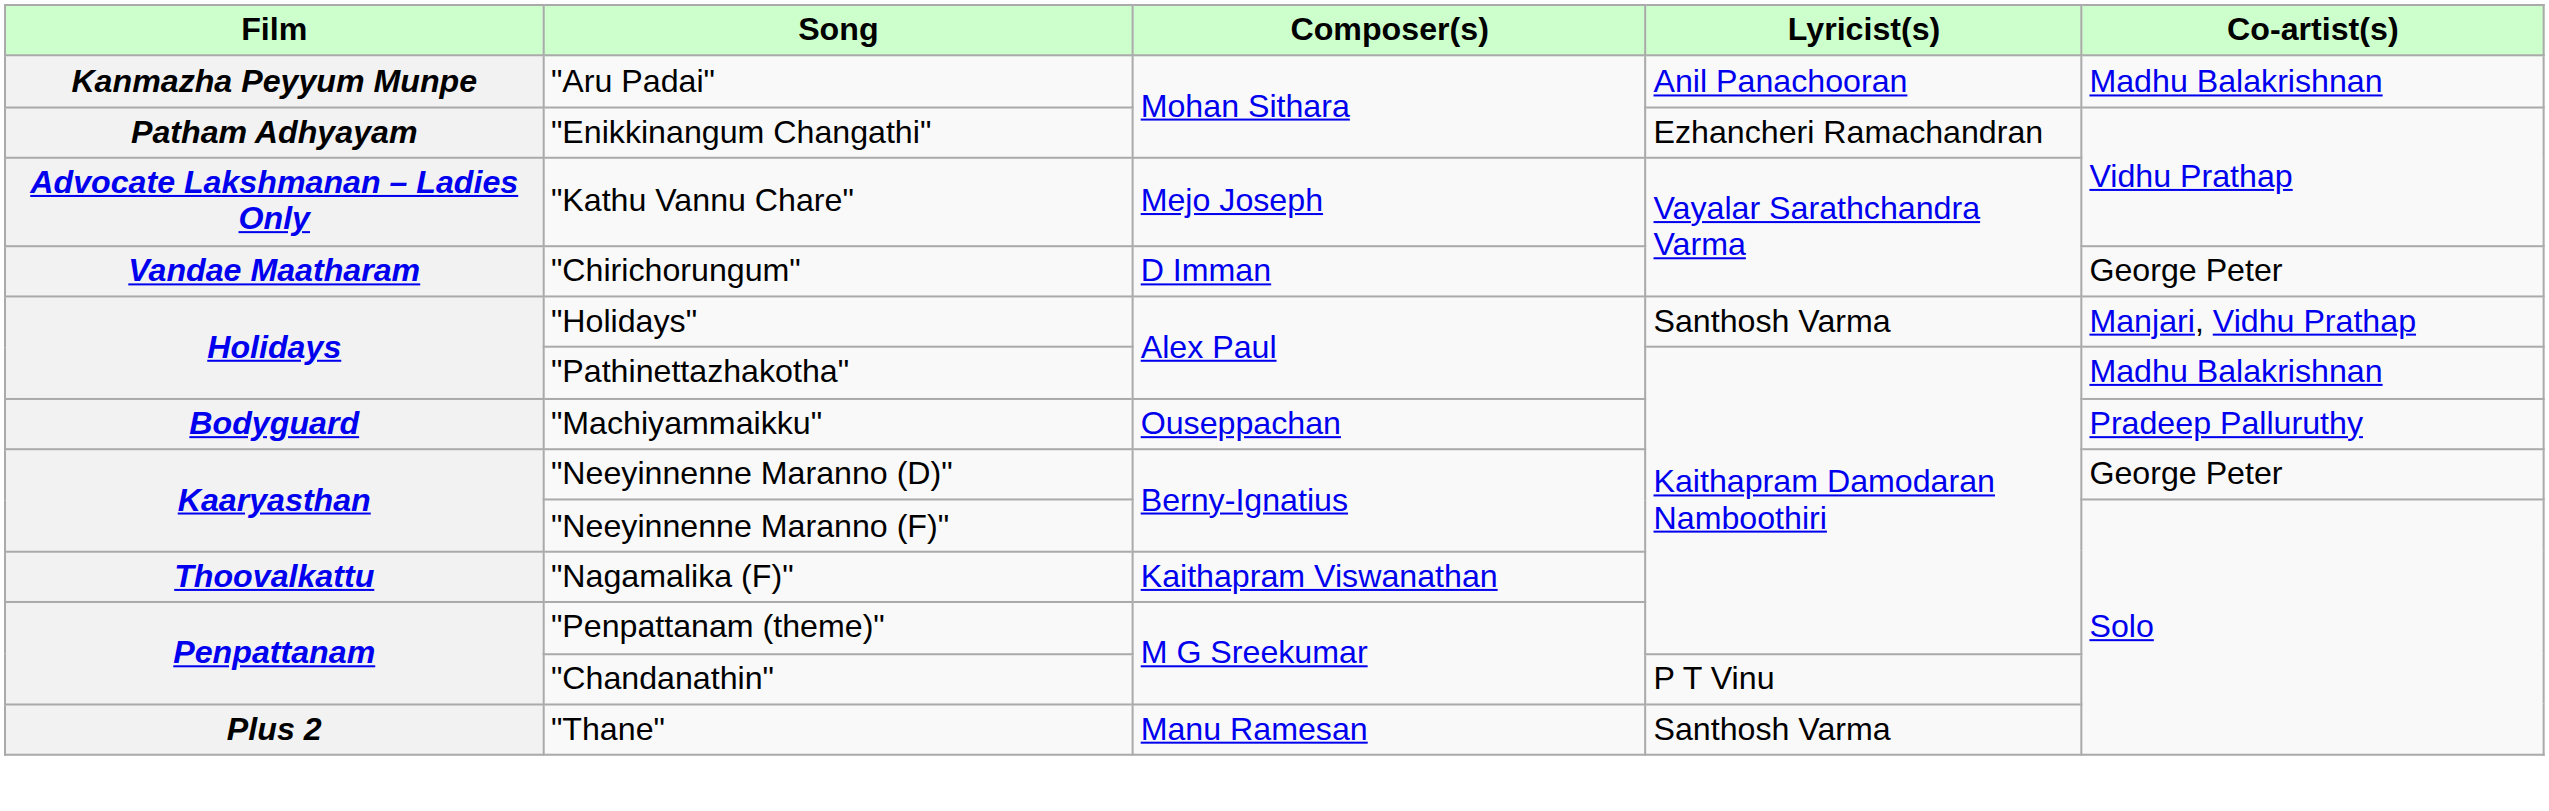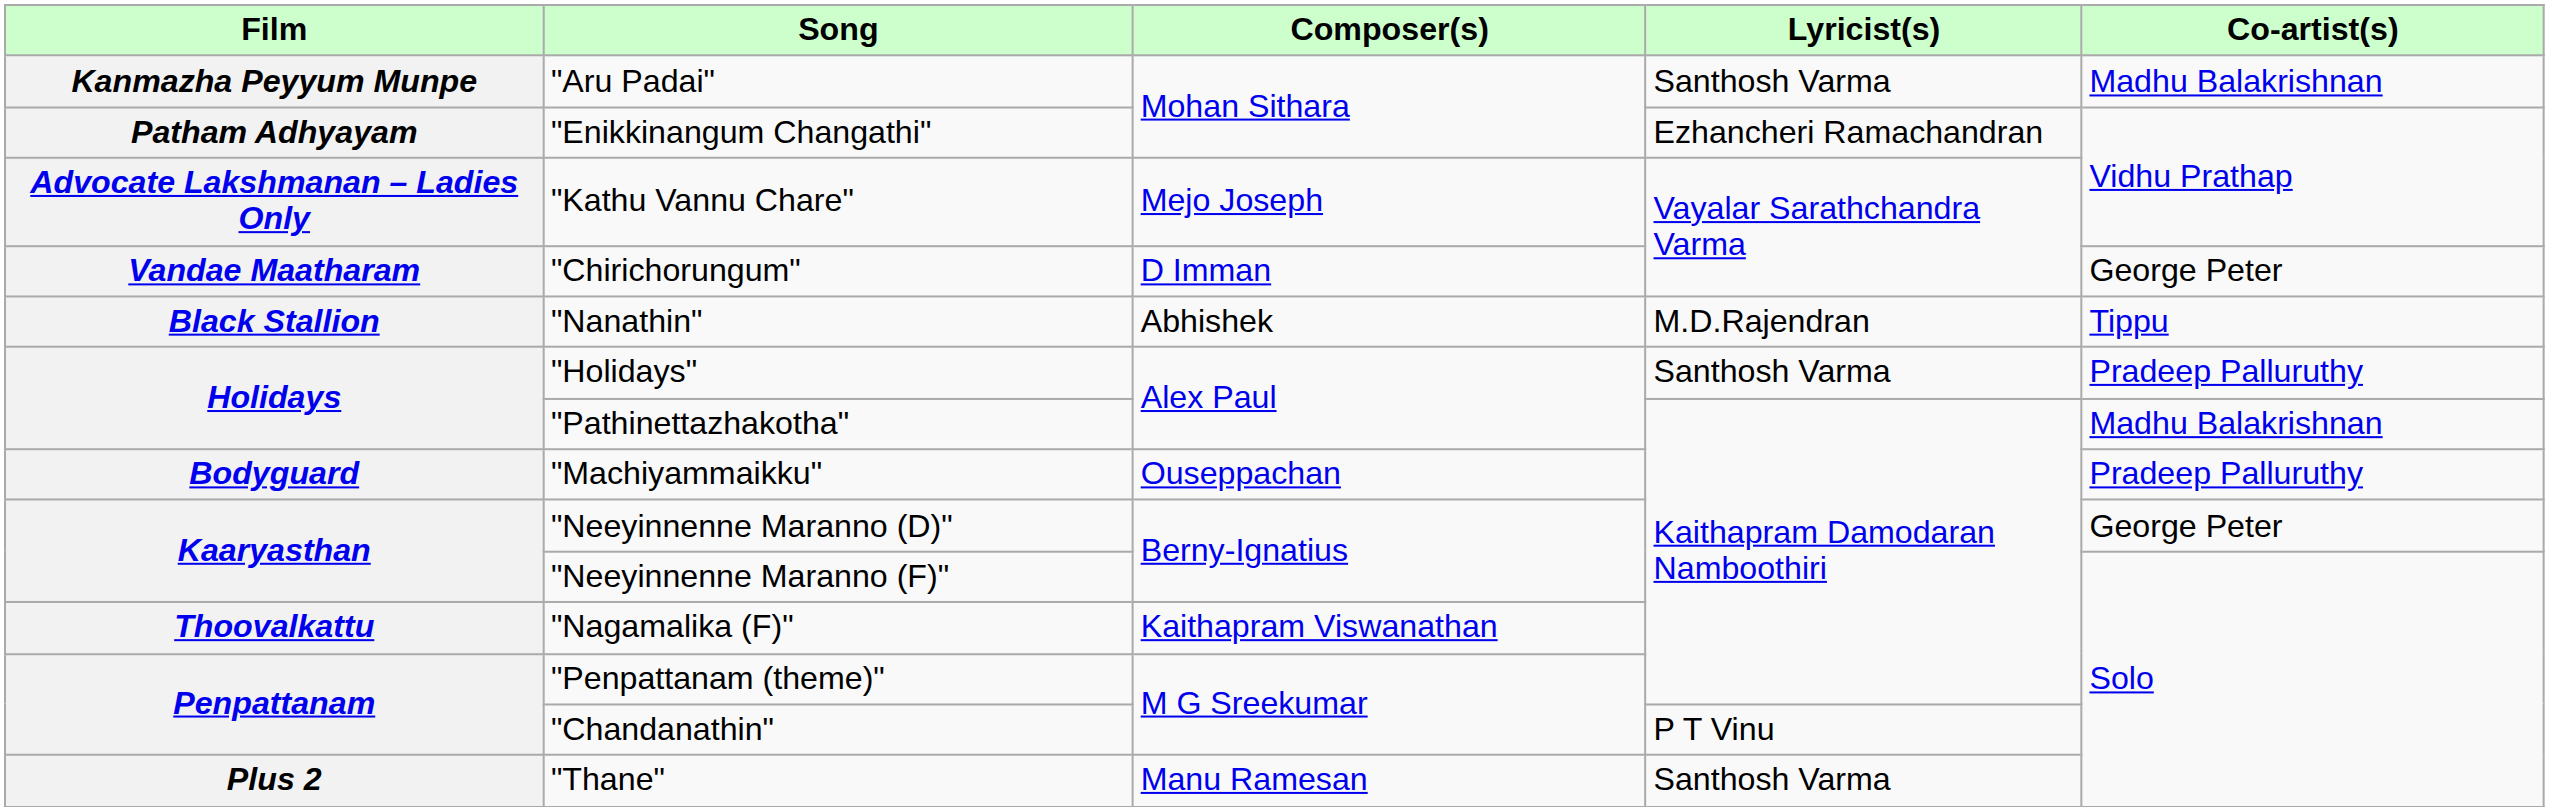(1780, 81) Anil Panachooran -> (1772, 81) Santhosh Varma
+ row: (627, 321)
(2253, 321) Manjari, Vidhu Prathap -> (2226, 372) Pradeep Palluruthy
